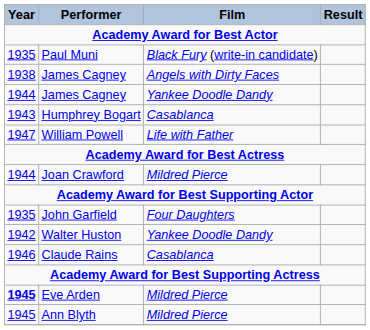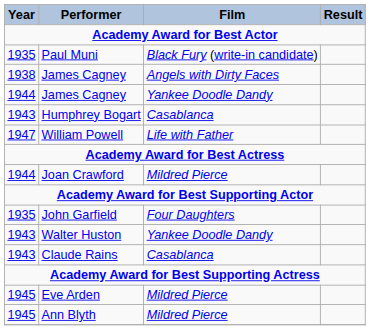(21, 235) 1942 -> (21, 235) 1943
(21, 255) 1946 -> (21, 255) 1943
(21, 295) bold -> (21, 295) normal
